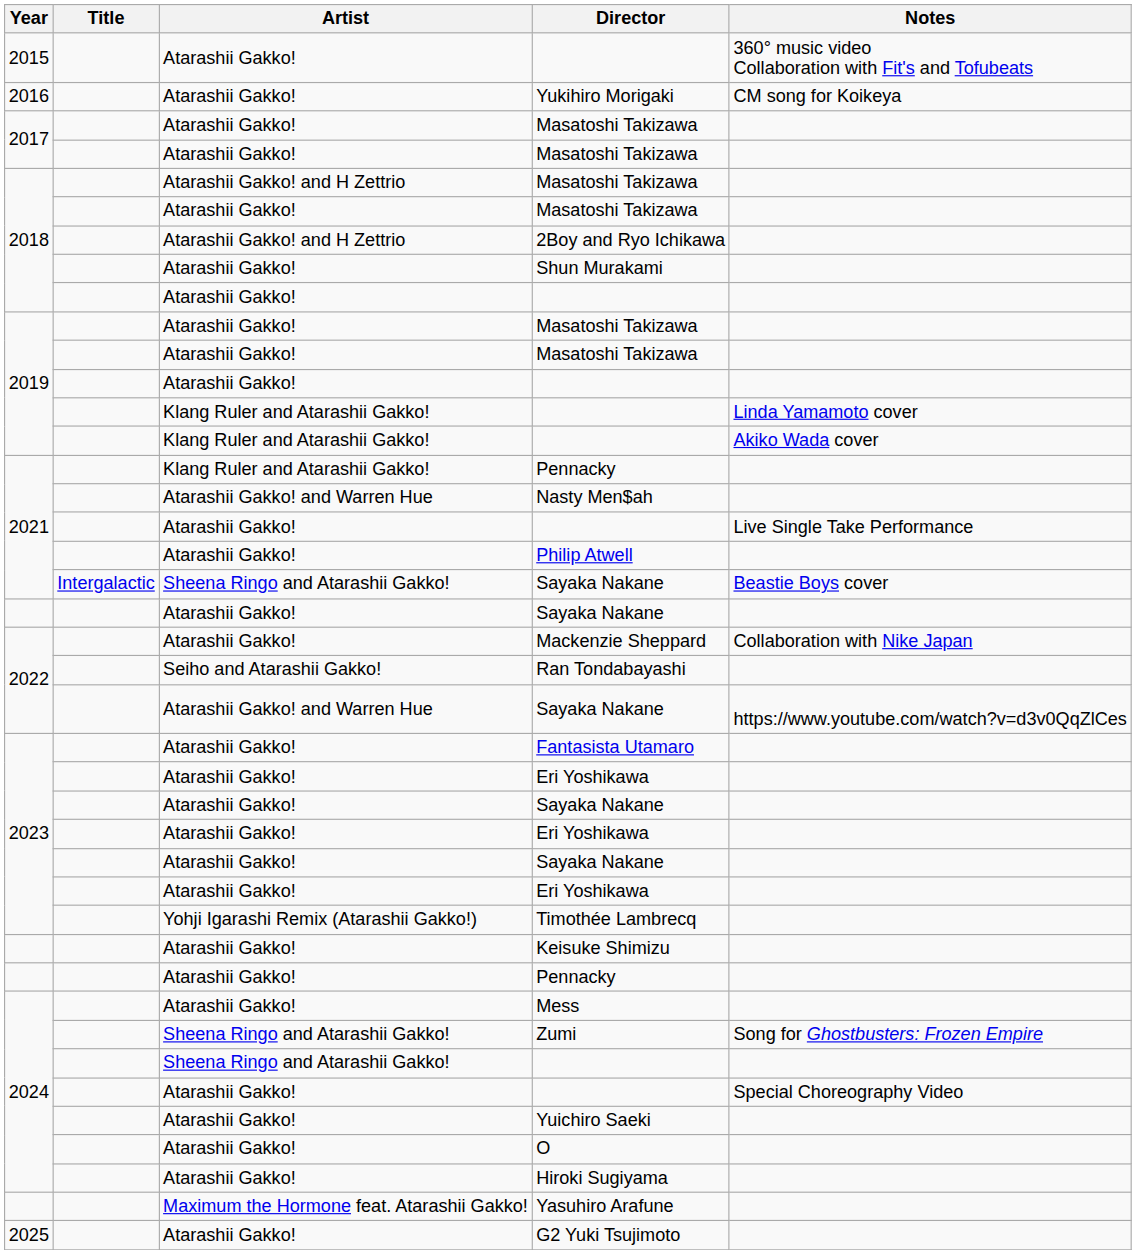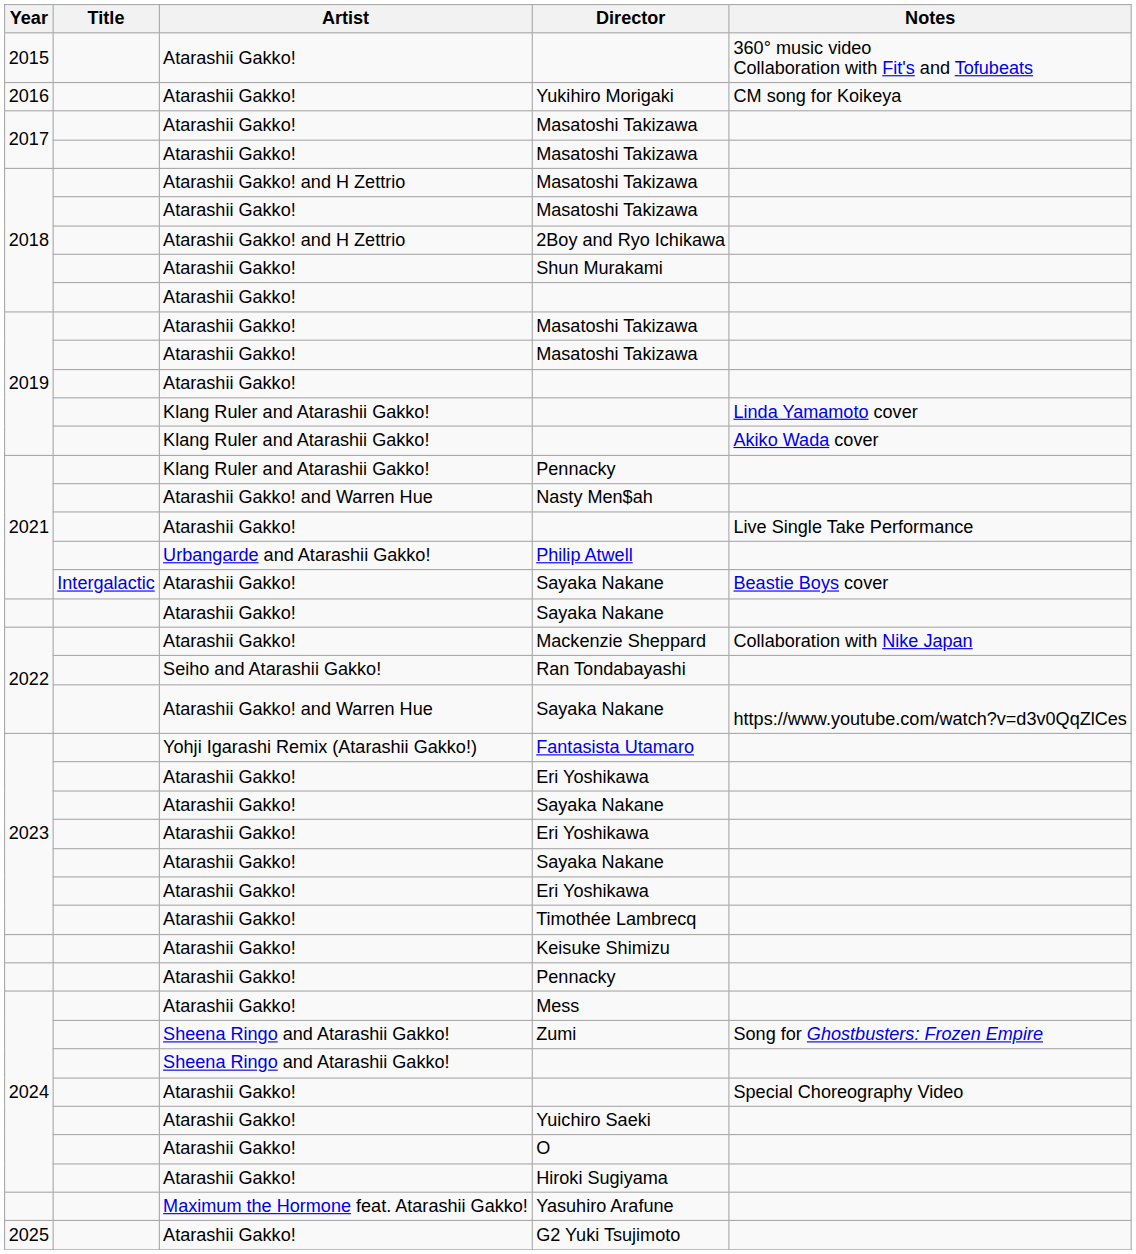(229, 555) Atarashii Gakko! -> (297, 555) Urbangarde and Atarashii Gakko!
(306, 583) Sheena Ringo and Atarashii Gakko! -> (229, 583) Atarashii Gakko!
(229, 747) Atarashii Gakko! -> (320, 747) Yohji Igarashi Remix (Atarashii Gakko!)
(320, 919) Yohji Igarashi Remix (Atarashii Gakko!) -> (229, 919) Atarashii Gakko!
